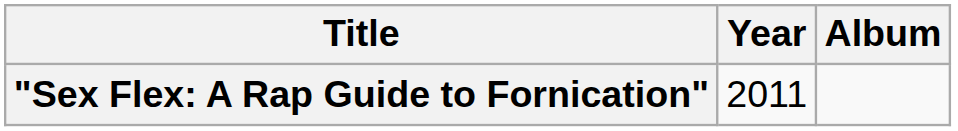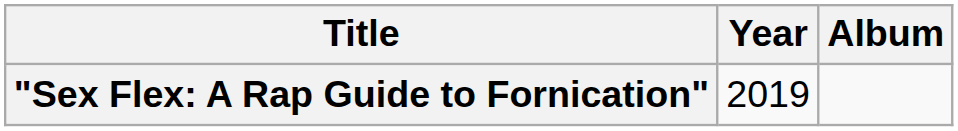(767, 93) 2011 -> (768, 93) 2019
